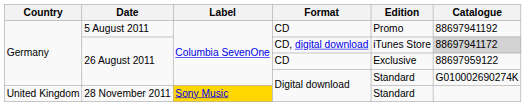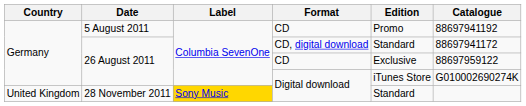(402, 45) iTunes Store -> (394, 45) Standard
(467, 45) lightgrey background -> (467, 45) no background
(394, 77) Standard -> (402, 77) iTunes Store
